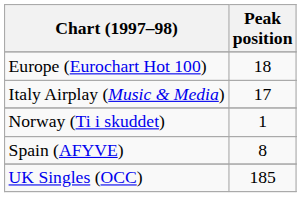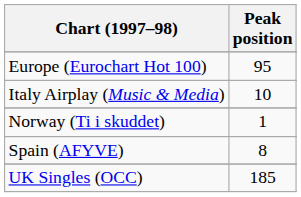(263, 66) 18 -> (263, 66) 95
(263, 94) 17 -> (263, 94) 10
